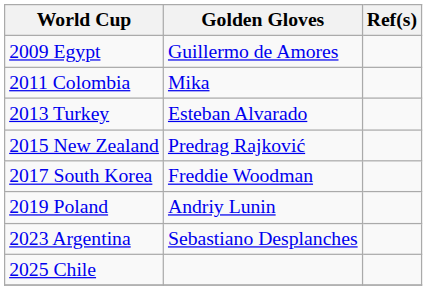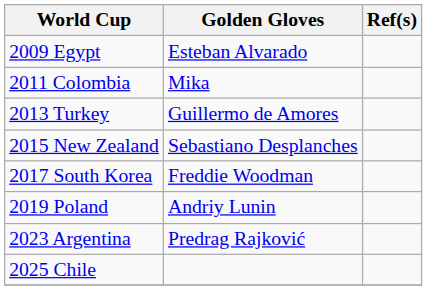(253, 51) Guillermo de Amores -> (238, 51) Esteban Alvarado
(238, 113) Esteban Alvarado -> (253, 113) Guillermo de Amores
(237, 144) Predrag Rajković -> (263, 144) Sebastiano Desplanches
(263, 238) Sebastiano Desplanches -> (237, 238) Predrag Rajković
